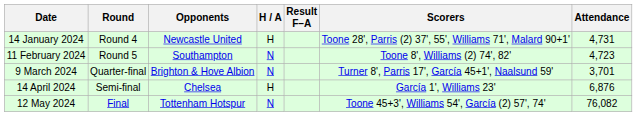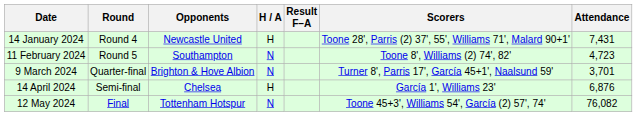(602, 39) 4,731 -> (602, 39) 7,431
